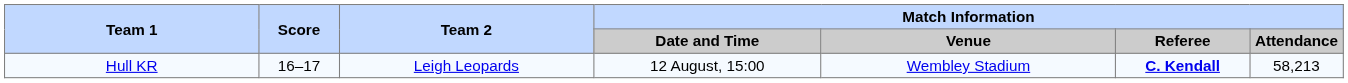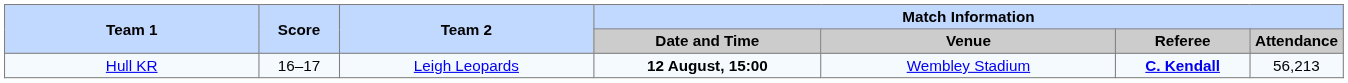(707, 65) normal -> (707, 65) bold
(1296, 65) 58,213 -> (1296, 65) 56,213
